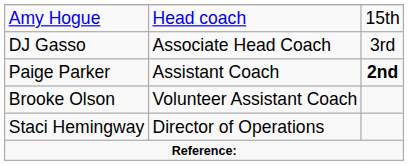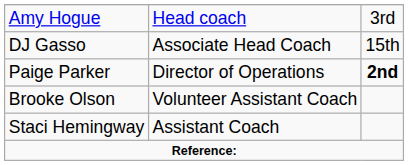(383, 18) 15th -> (383, 18) 3rd
(383, 45) 3rd -> (383, 45) 15th
(216, 72) Assistant Coach -> (238, 72) Director of Operations
(238, 126) Director of Operations -> (216, 126) Assistant Coach
